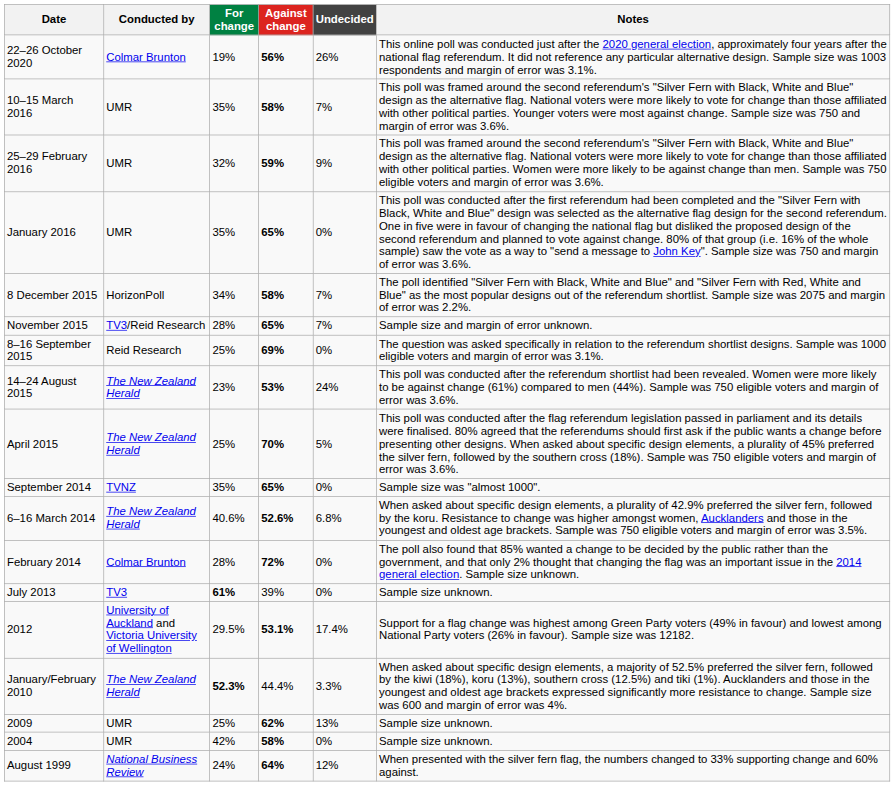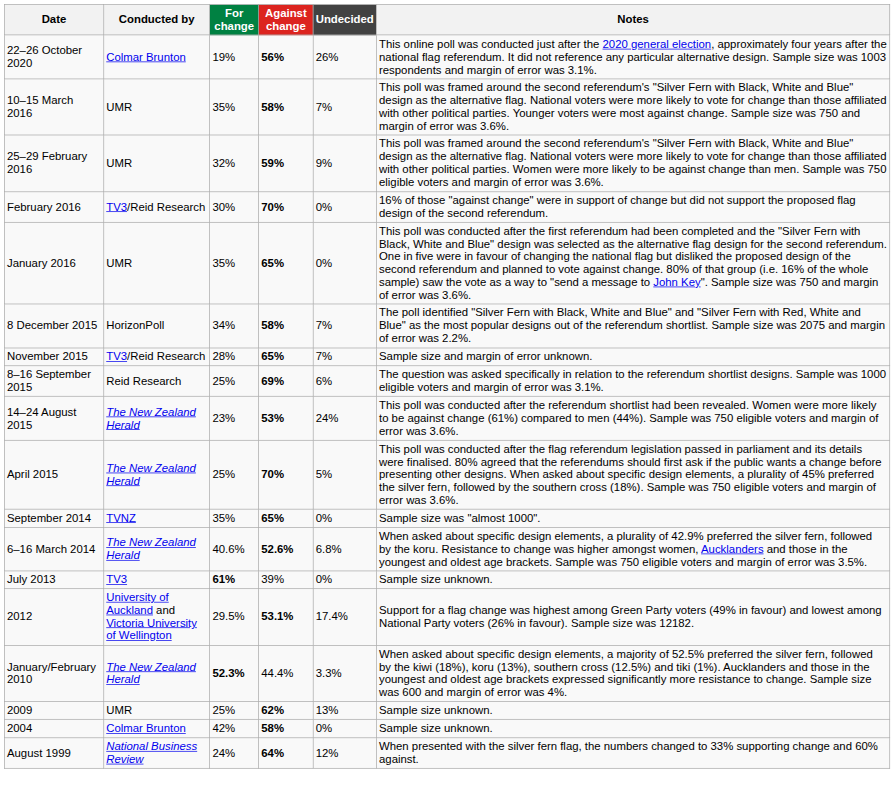+ row: (44, 206)
(324, 350) 0% -> (324, 381) 6%
- row: (44, 561)
(119, 741) UMR -> (146, 728) Colmar Brunton
